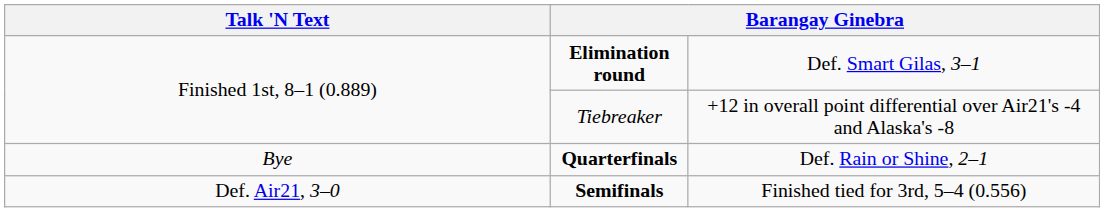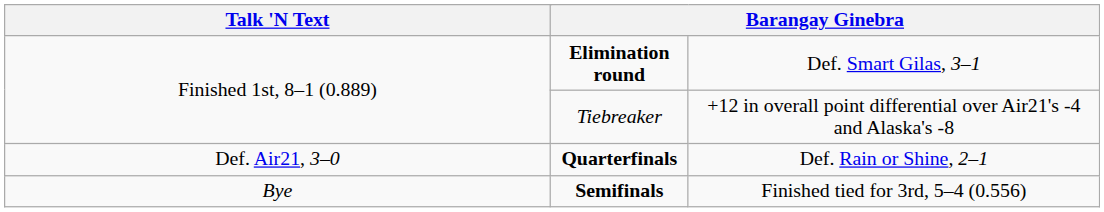(277, 159) Bye -> (277, 159) Def. Air21, 3–0
(277, 190) Def. Air21, 3–0 -> (277, 190) Bye
